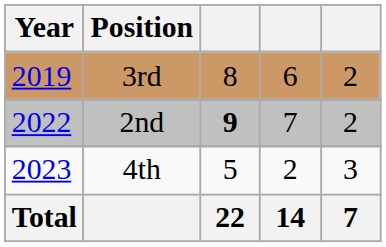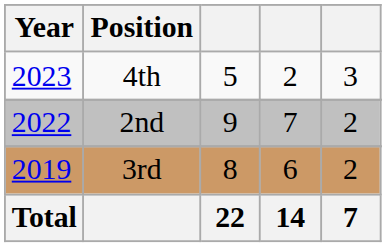rows swapped: (142, 75) <-> (142, 169)
(230, 122) bold -> (230, 122) normal
